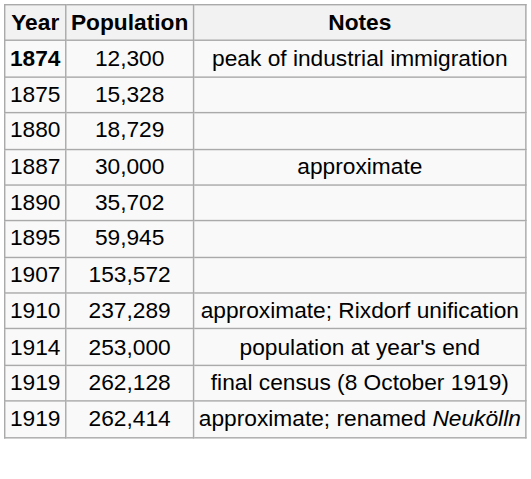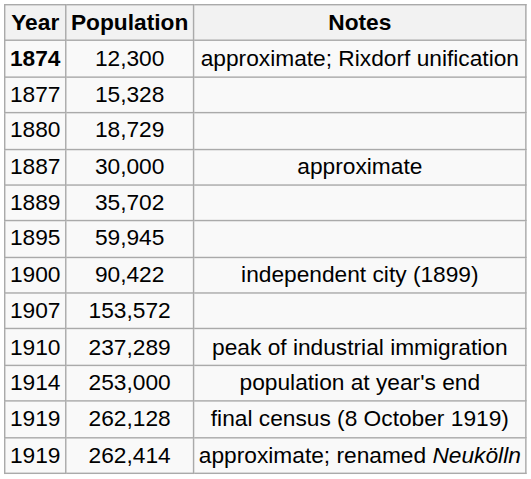(360, 58) peak of industrial immigration -> (360, 58) approximate; Rixdorf unification
(35, 94) 1875 -> (35, 94) 1877
(35, 202) 1890 -> (35, 202) 1889
+ row: (130, 274)
(360, 310) approximate; Rixdorf unification -> (360, 346) peak of industrial immigration
